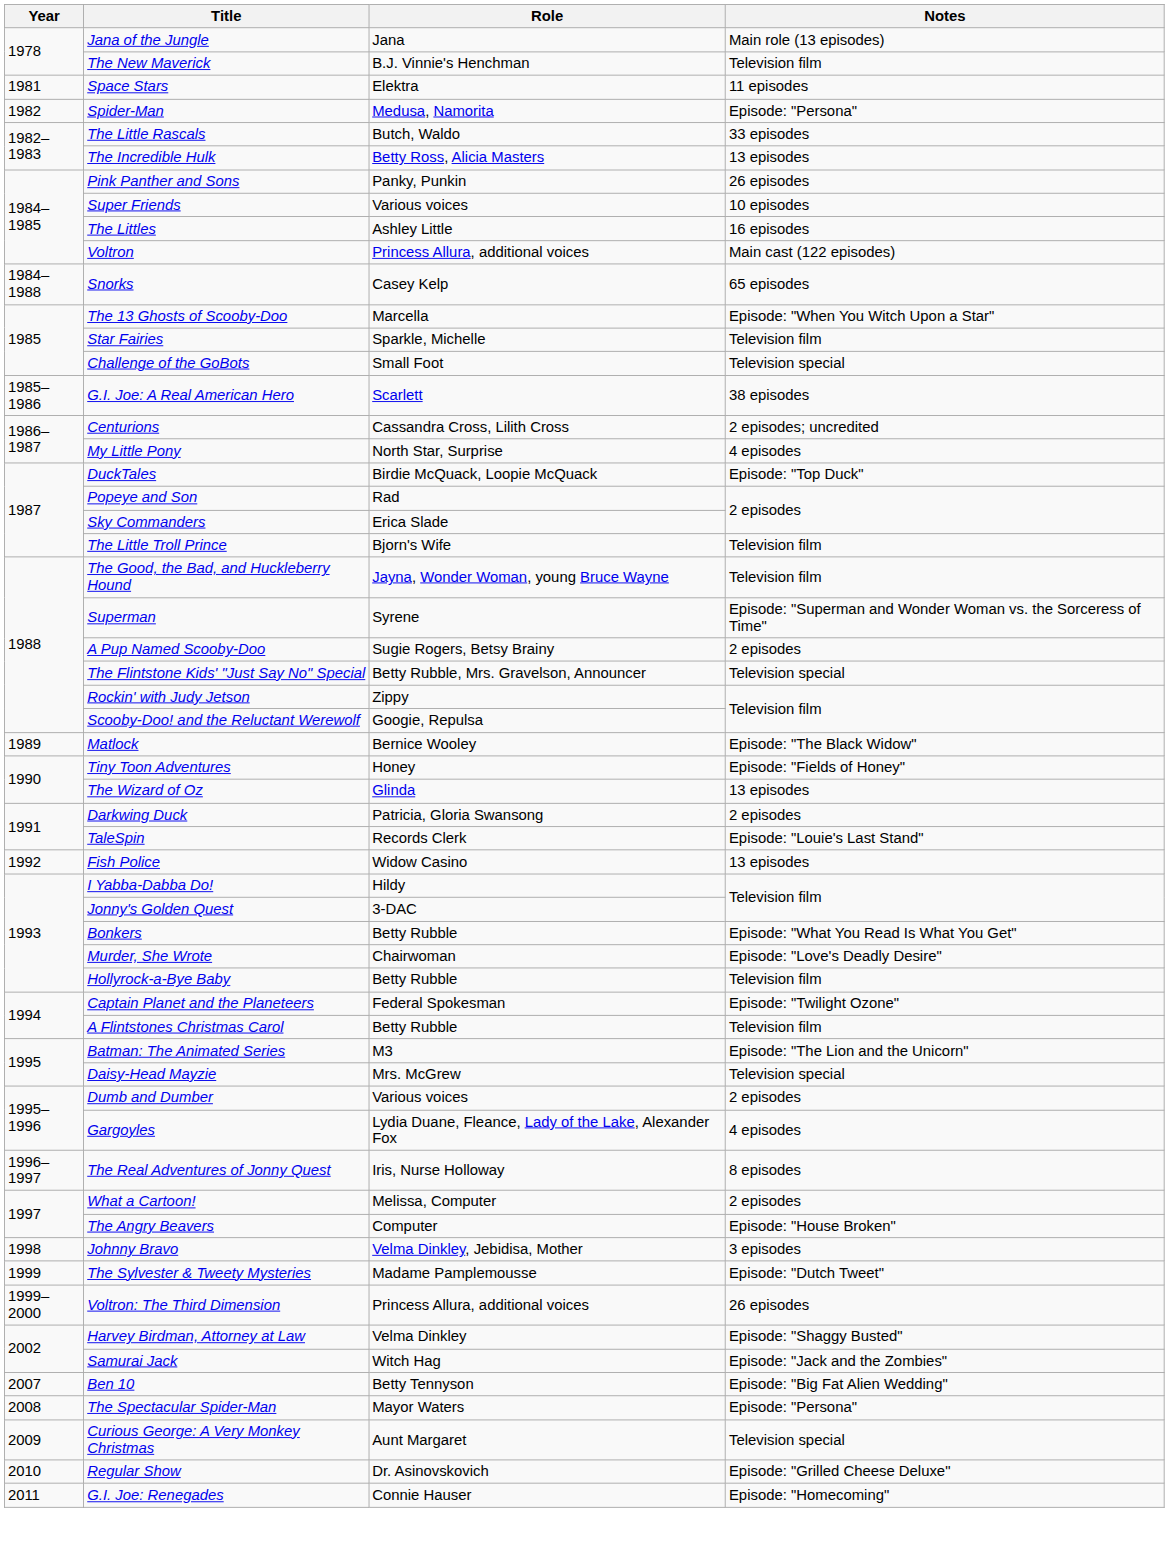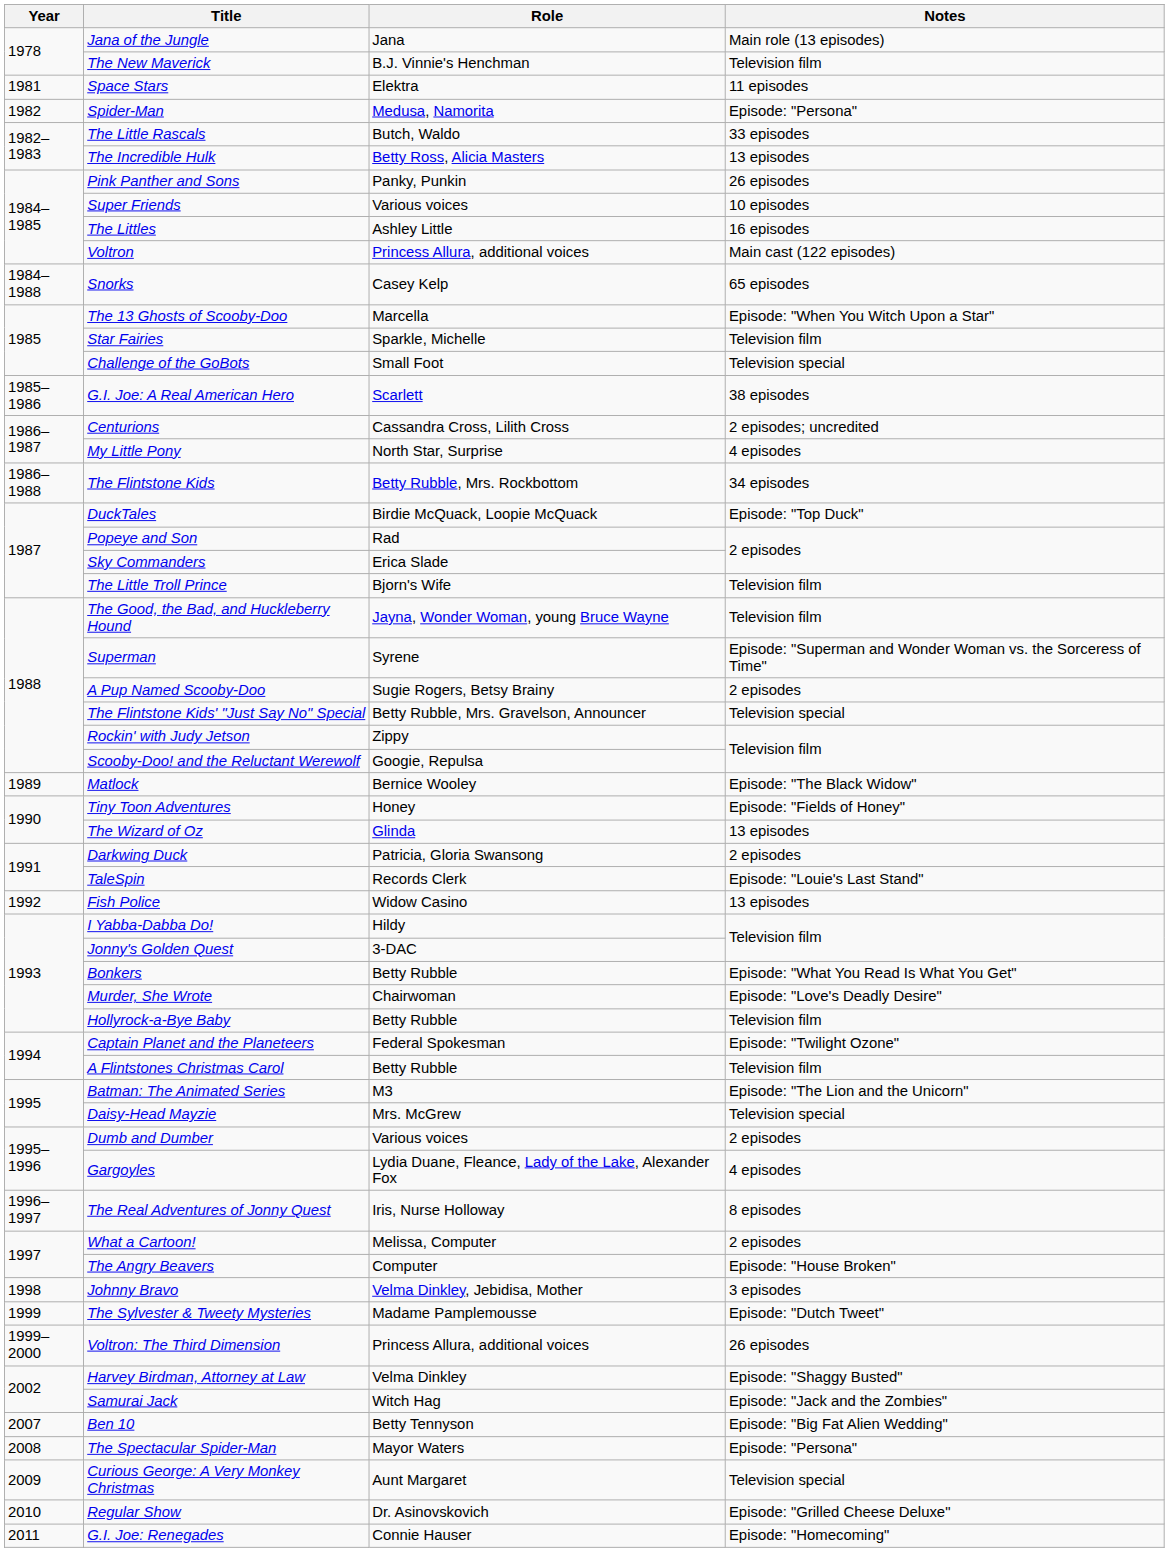+ row: (151, 482)
